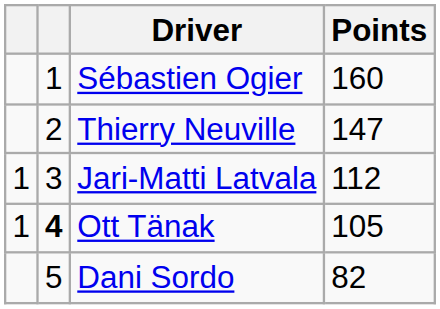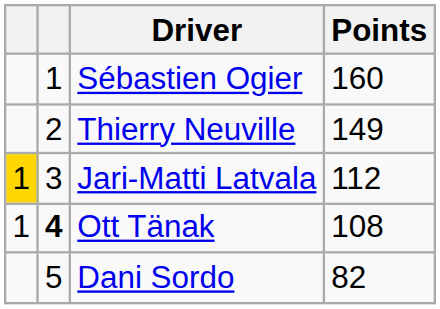(357, 129) 147 -> (357, 129) 149
(21, 178) no background -> (21, 178) gold background
(357, 228) 105 -> (357, 228) 108
